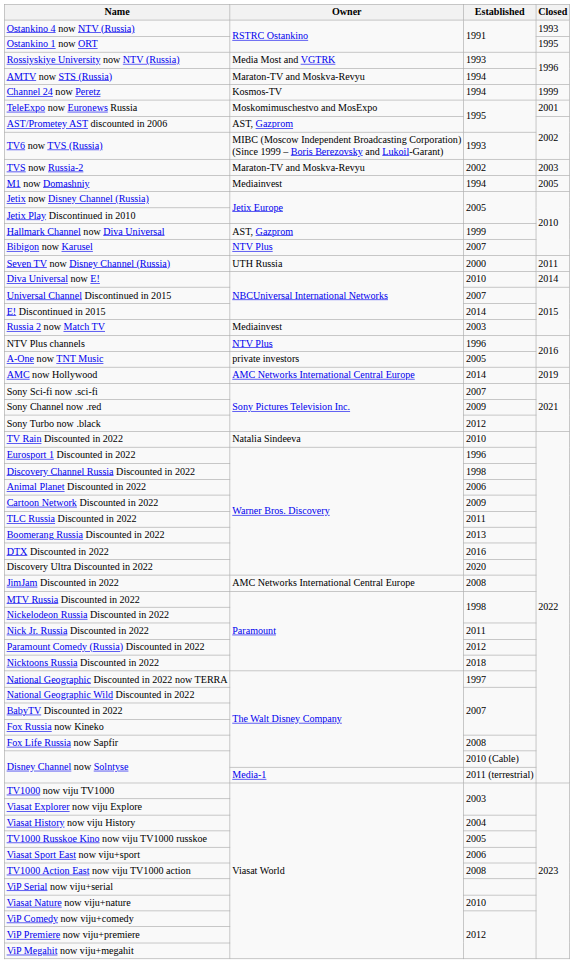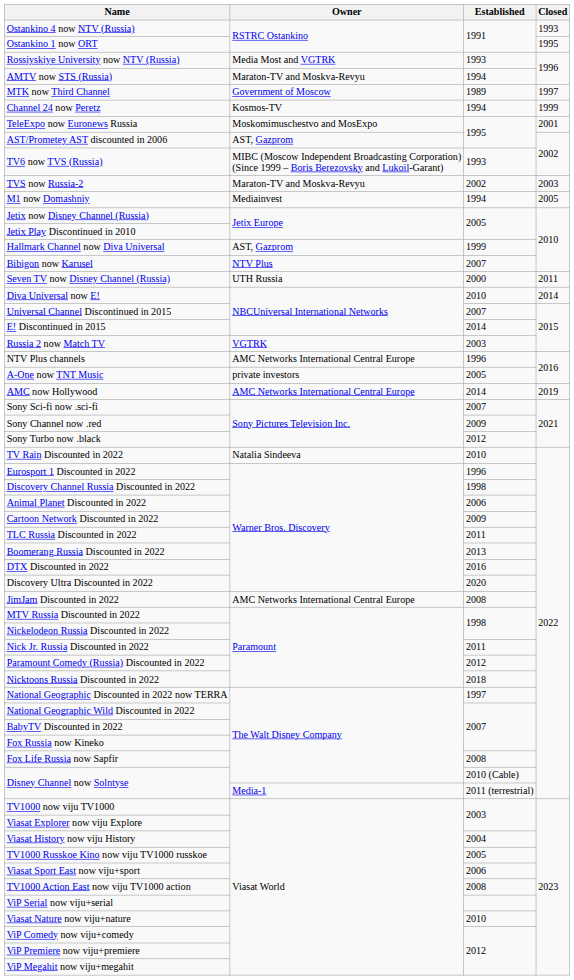+ row: (58, 92)
(257, 327) Mediainvest -> (250, 343) VGTRK
(252, 343) NTV Plus -> (324, 359) AMC Networks International Central Europe
